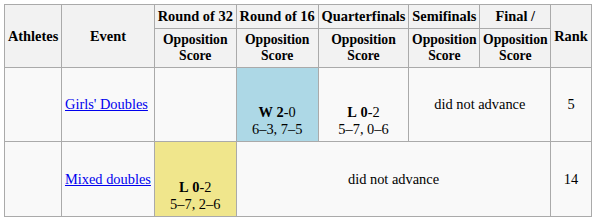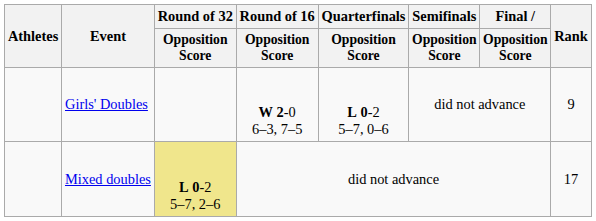(277, 112) lightblue background -> (277, 112) no background
(571, 104) 5 -> (571, 104) 9
(571, 179) 14 -> (571, 179) 17
